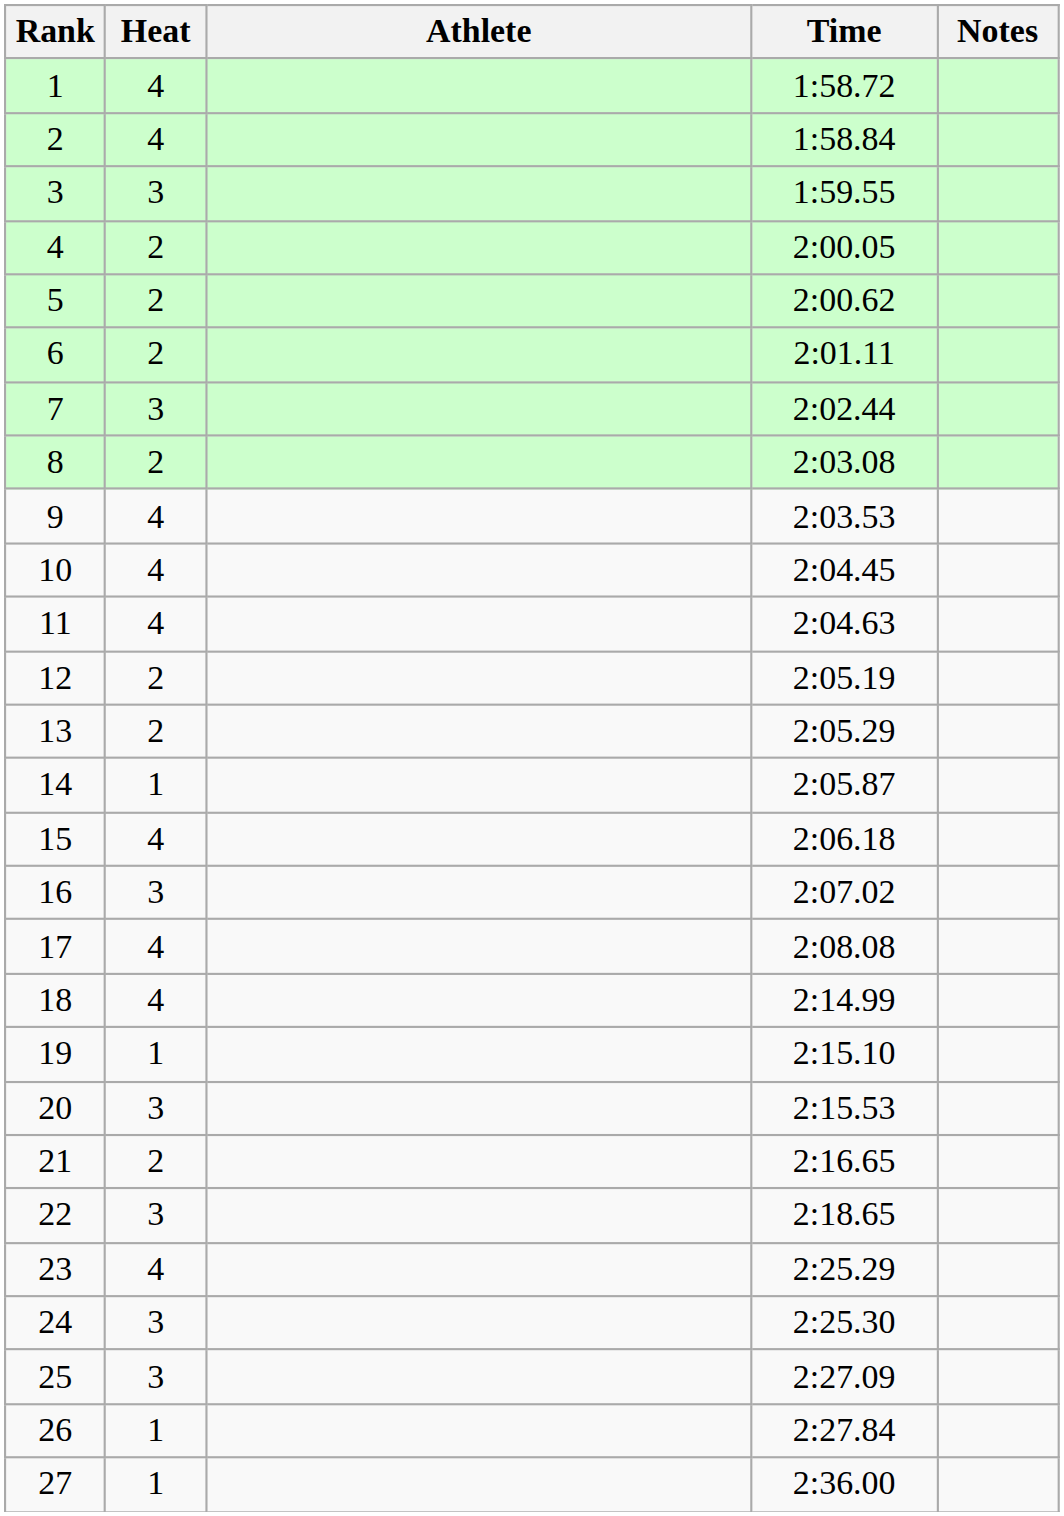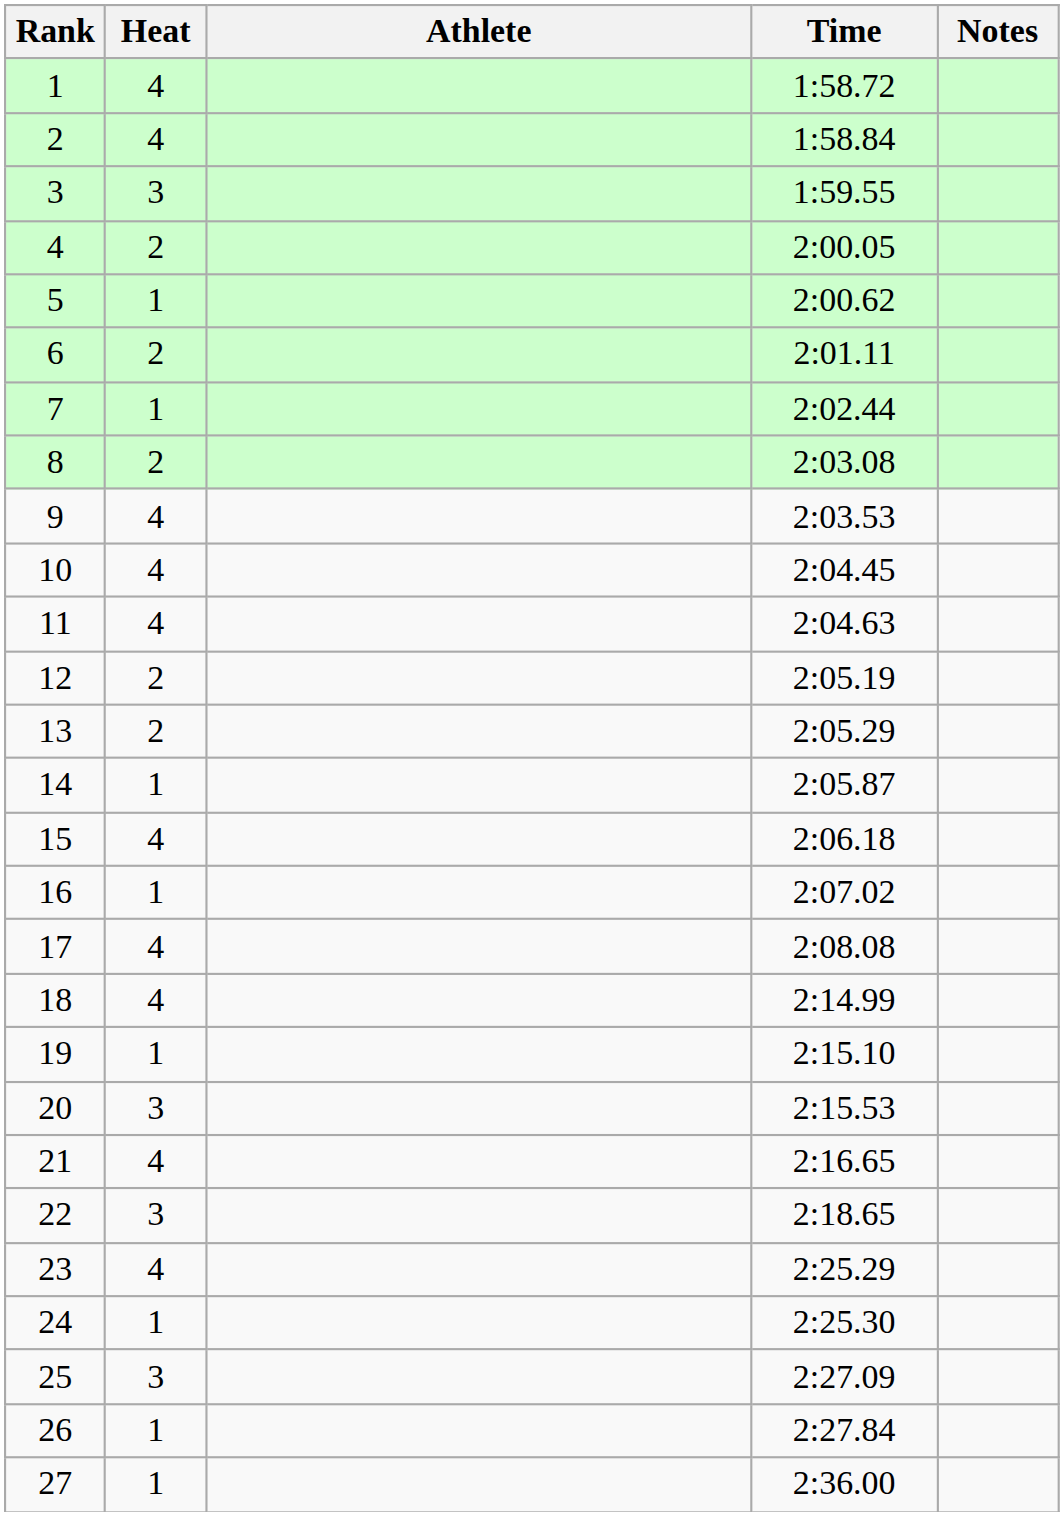(156, 300) 2 -> (156, 300) 1
(156, 407) 3 -> (156, 407) 1
(156, 892) 3 -> (156, 892) 1
(156, 1161) 2 -> (156, 1161) 4
(156, 1322) 3 -> (156, 1322) 1
